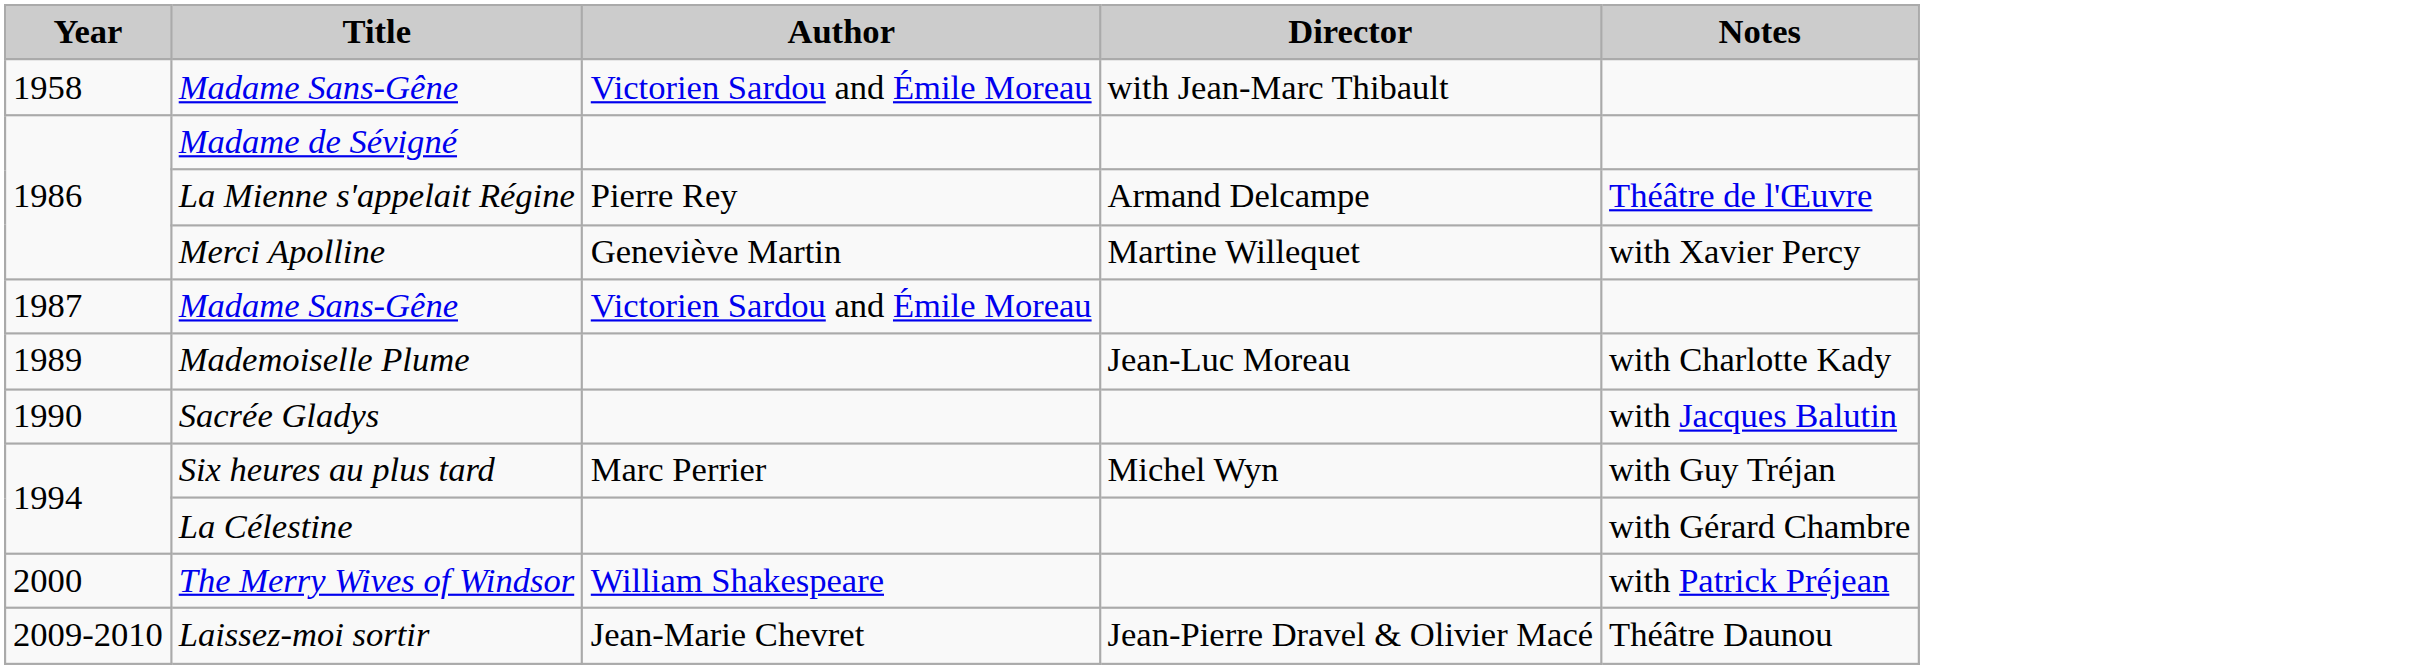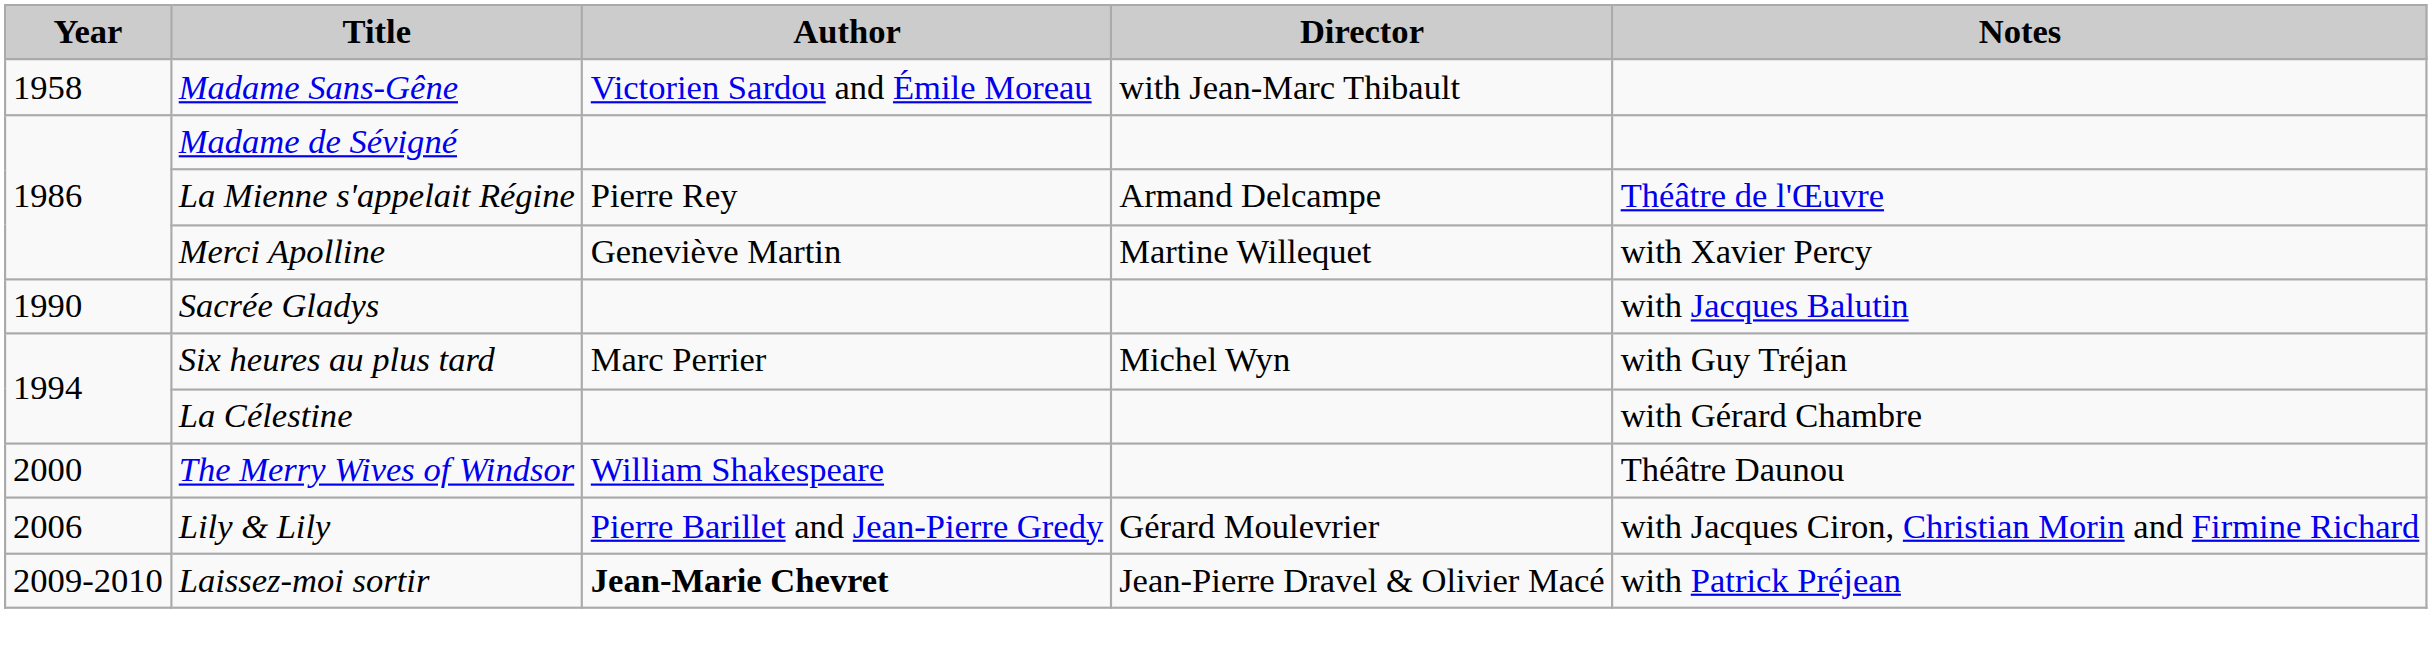- row: (48, 305)
- row: (48, 360)
(1749, 580) with Patrick Préjean -> (1732, 470) Théâtre Daunou
+ row: (48, 525)
(728, 634) normal -> (740, 580) bold
(1721, 634) Théâtre Daunou -> (1761, 580) with Patrick Préjean
